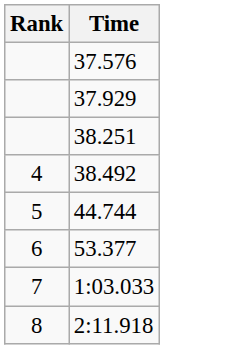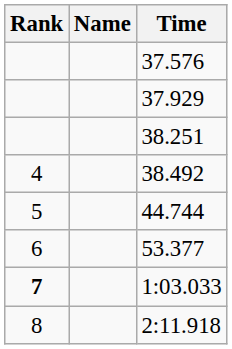+ column: (102, 23)
(37, 286) normal -> (37, 286) bold
